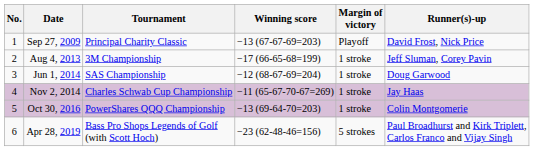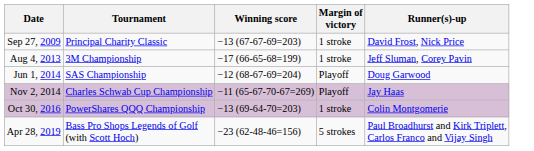- column: (14, 19)
(353, 41) Playoff -> (335, 41) 1 stroke
(355, 75) 1 stroke -> (334, 75) Playoff
(355, 92) 1 stroke -> (334, 92) Playoff
